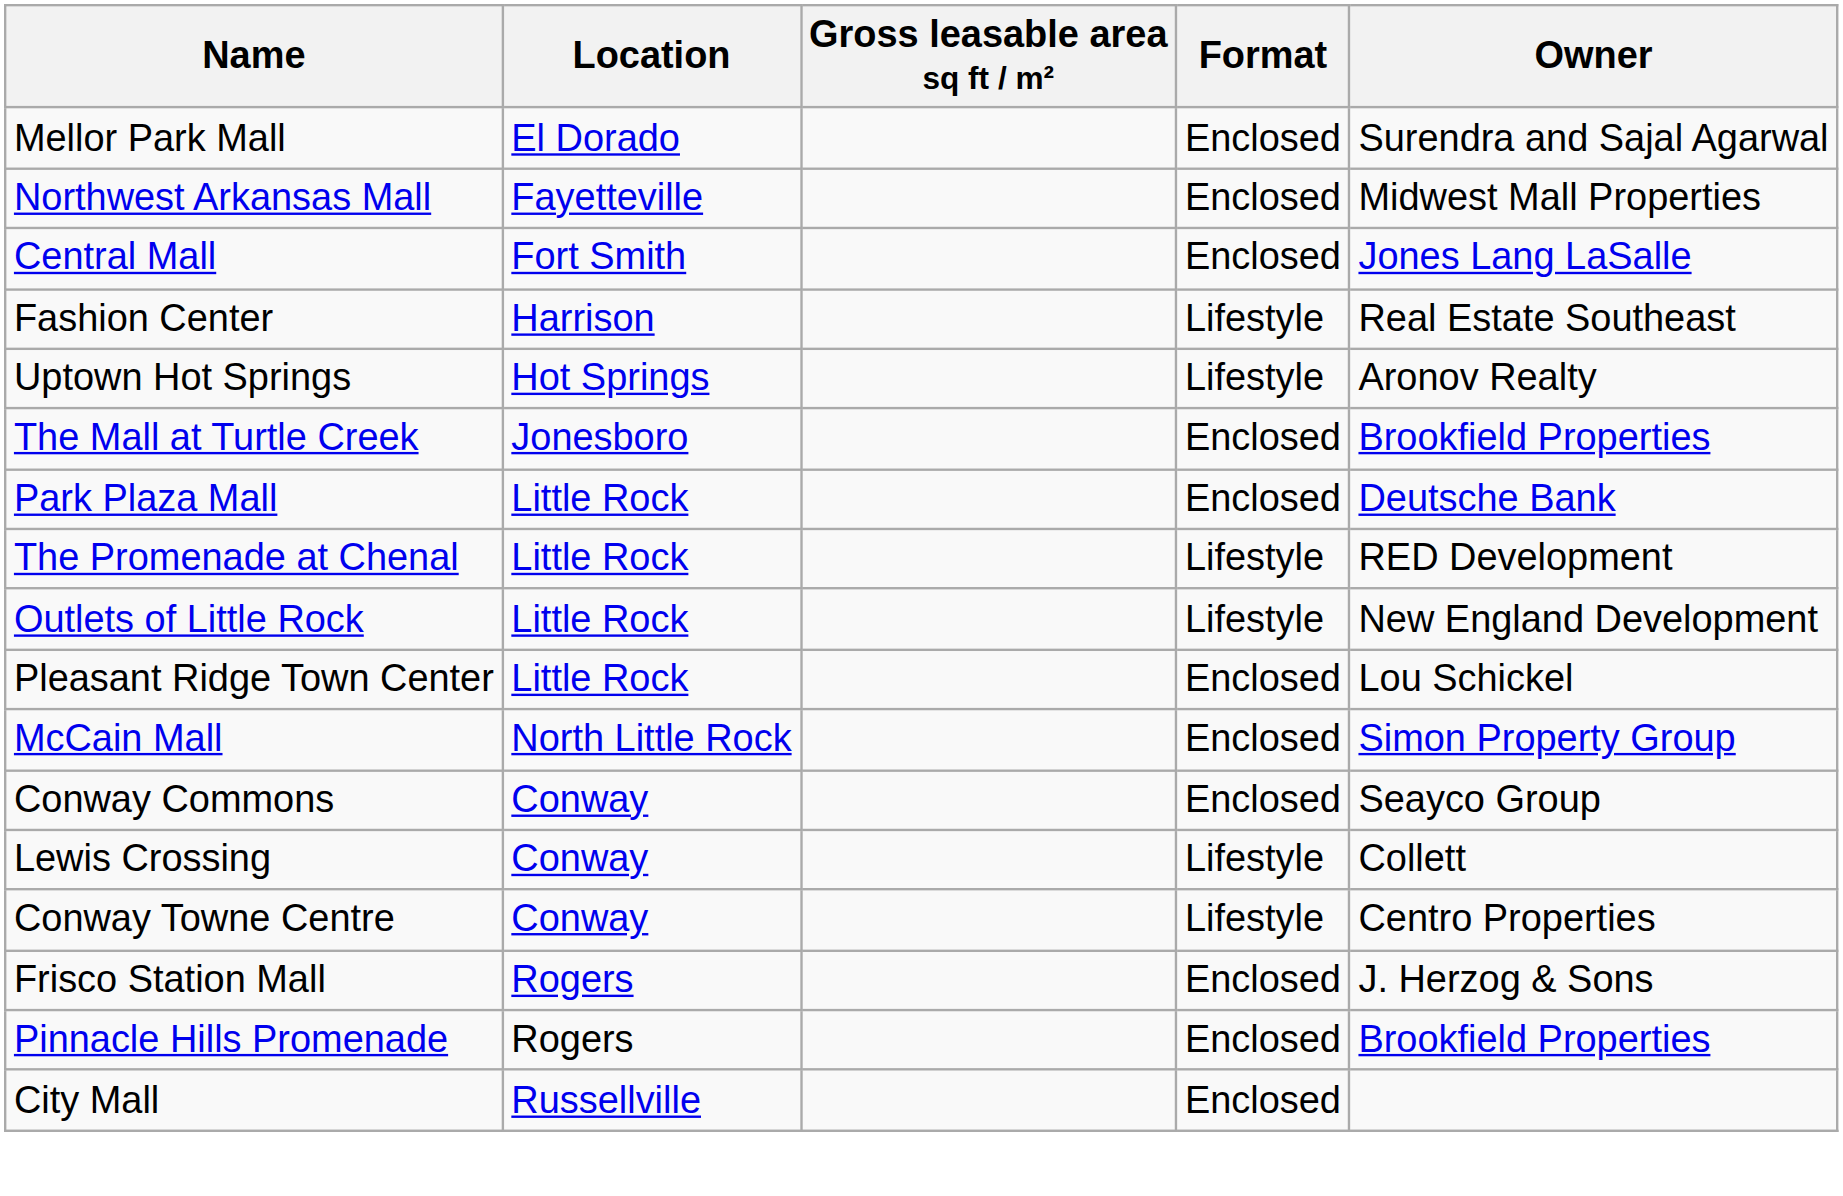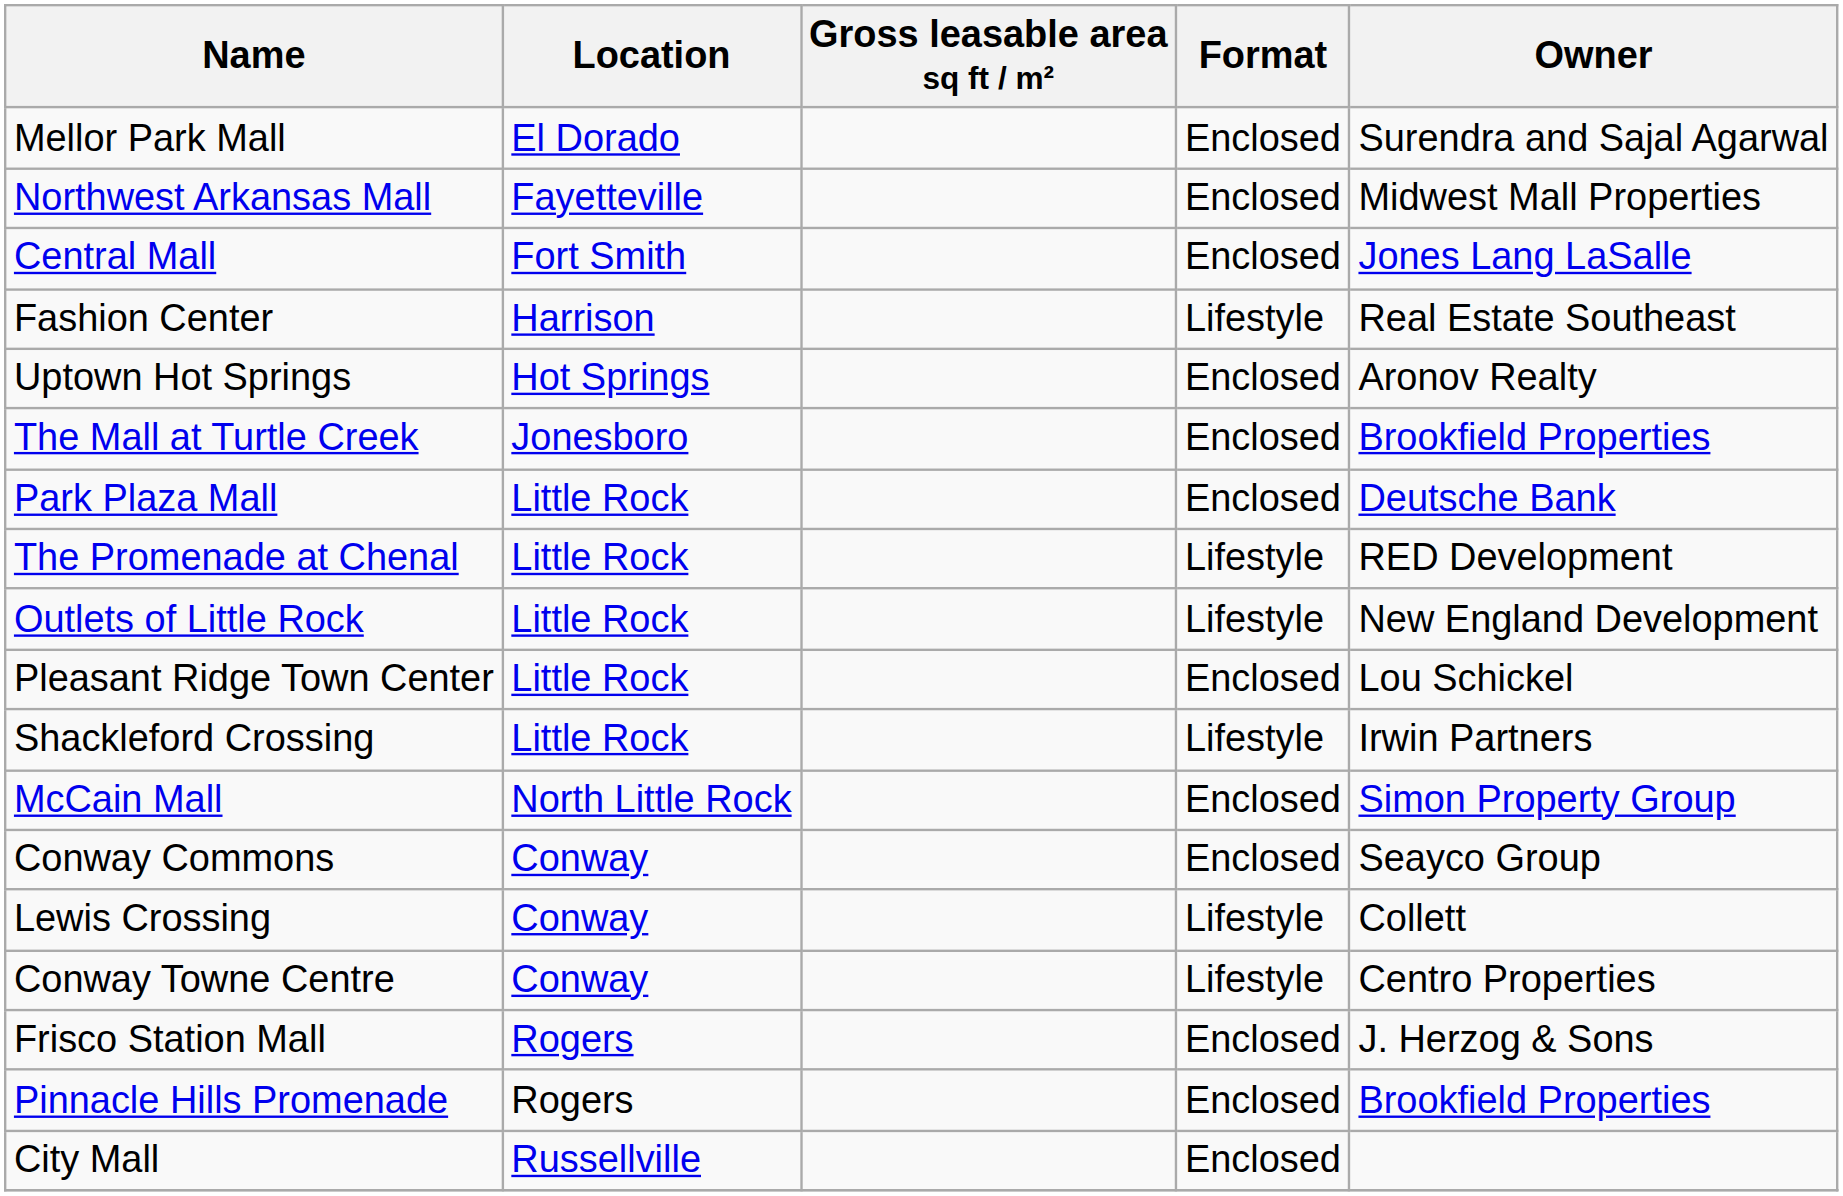(1255, 377) Lifestyle -> (1263, 377) Enclosed
+ row: (194, 738)
